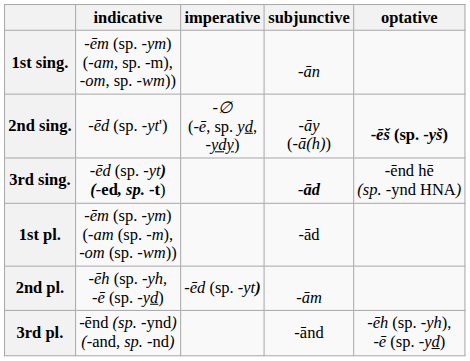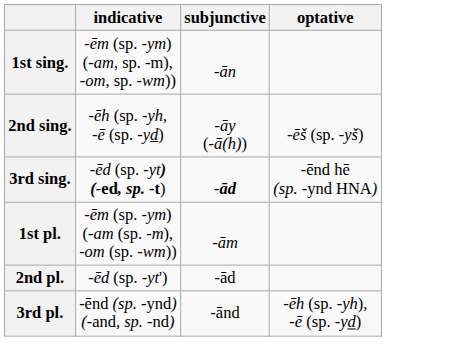- column: (222, 17)
(128, 125) -ēd (sp. -yt') -> (128, 125) -ēh (sp. -yh, -ē (sp. -yd)
(409, 135) bold -> (325, 134) normal
(309, 234) -ād -> (225, 242) -ām
(128, 288) -ēh (sp. -yh, -ē (sp. -yd) -> (128, 278) -ēd (sp. -yt')
(309, 297) -ām -> (225, 278) -ād
